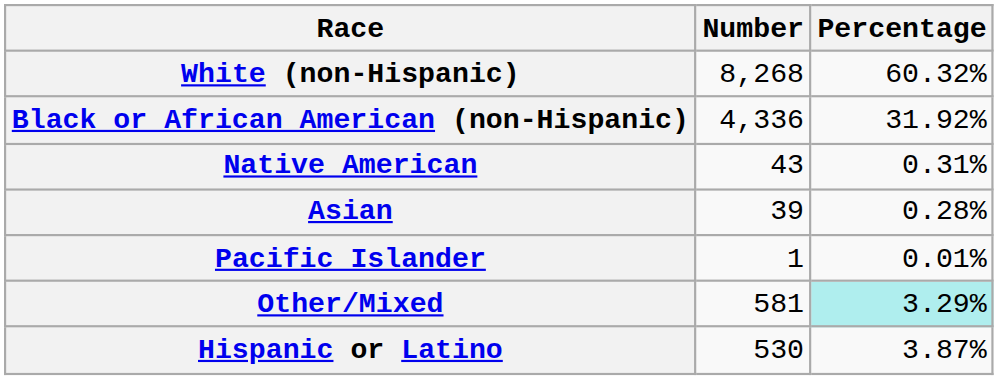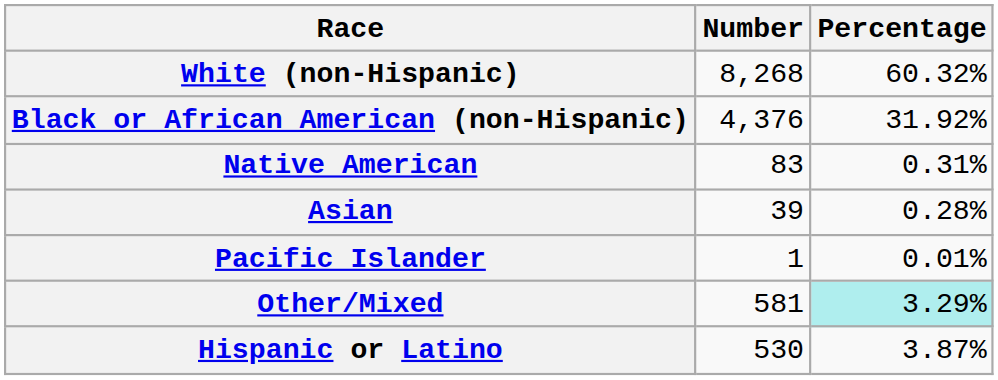(762, 120) 4,336 -> (762, 120) 4,376
(787, 166) 43 -> (787, 166) 83
